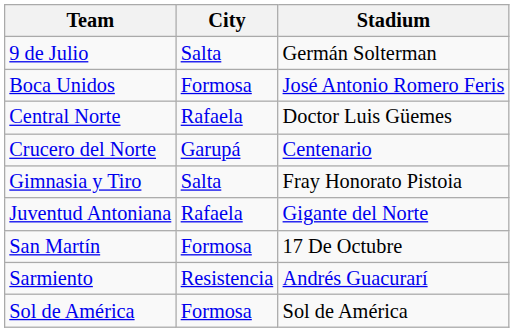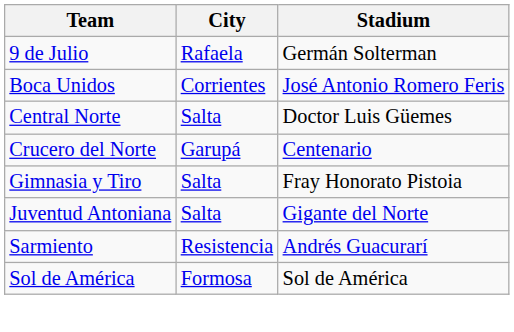(201, 52) Salta -> (212, 52) Rafaela
(216, 85) Formosa -> (223, 85) Corrientes
(212, 117) Rafaela -> (201, 117) Salta
(212, 213) Rafaela -> (201, 213) Salta
- row: (55, 246)
